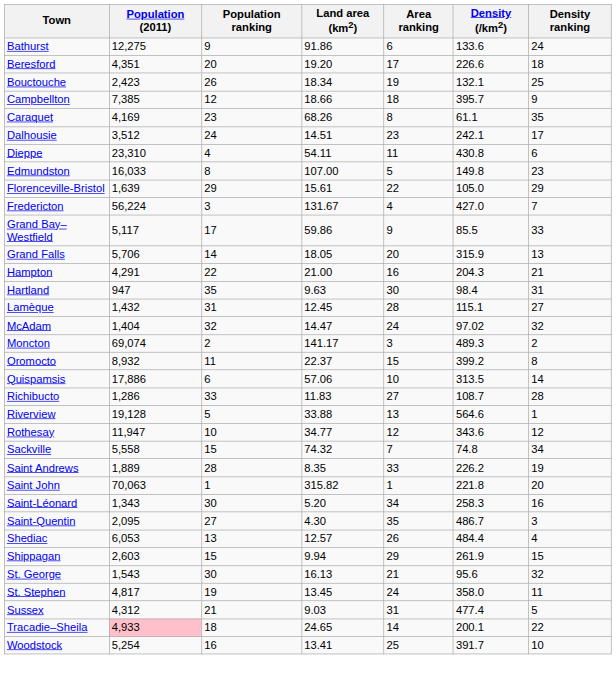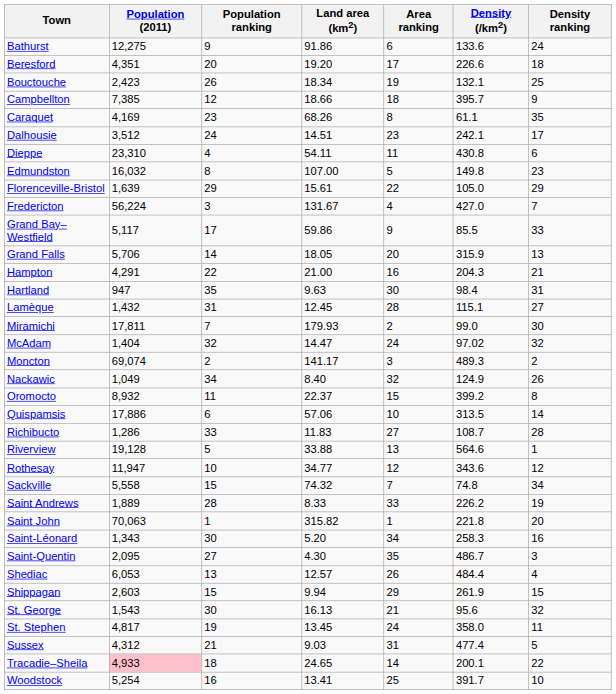(129, 171) 16,033 -> (129, 171) 16,032
+ row: (31, 325)
+ row: (31, 379)
(315, 467) 8.35 -> (315, 503) 8.33
